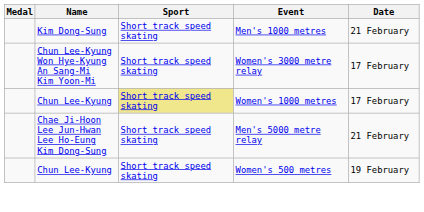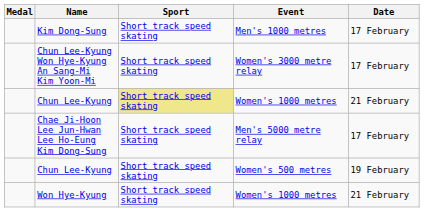(380, 31) 21 February -> (380, 31) 17 February
(380, 101) 17 February -> (380, 101) 21 February
(380, 135) 21 February -> (380, 135) 17 February
+ row: (72, 195)
